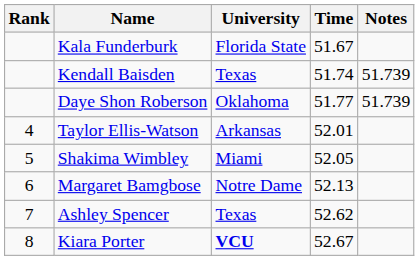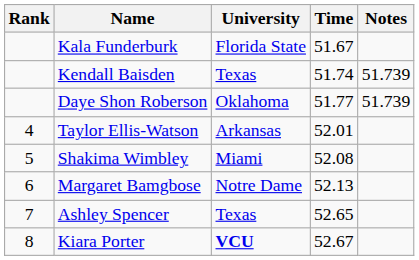(334, 158) 52.05 -> (334, 158) 52.08
(334, 213) 52.62 -> (334, 213) 52.65
